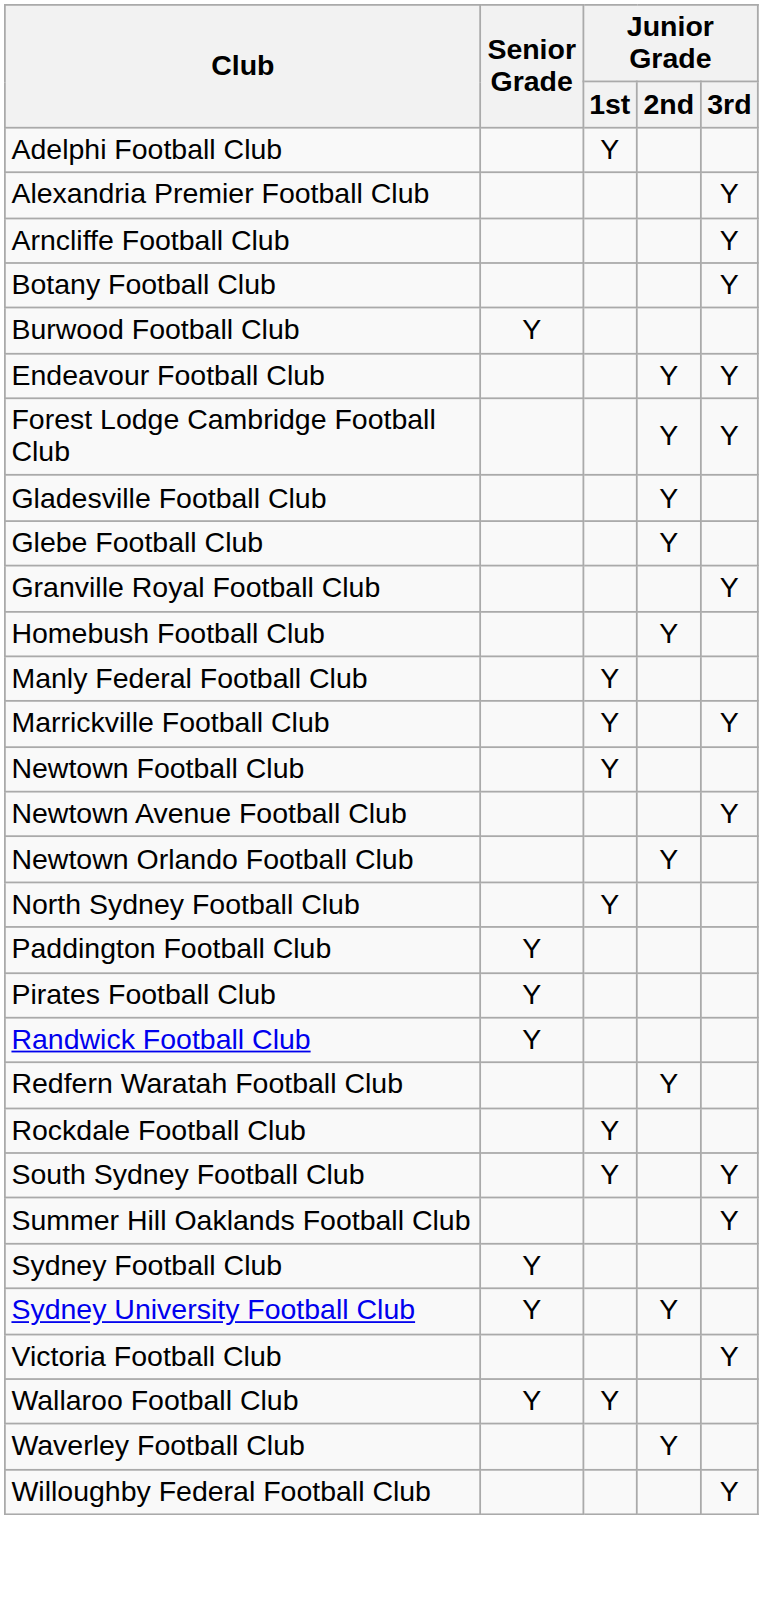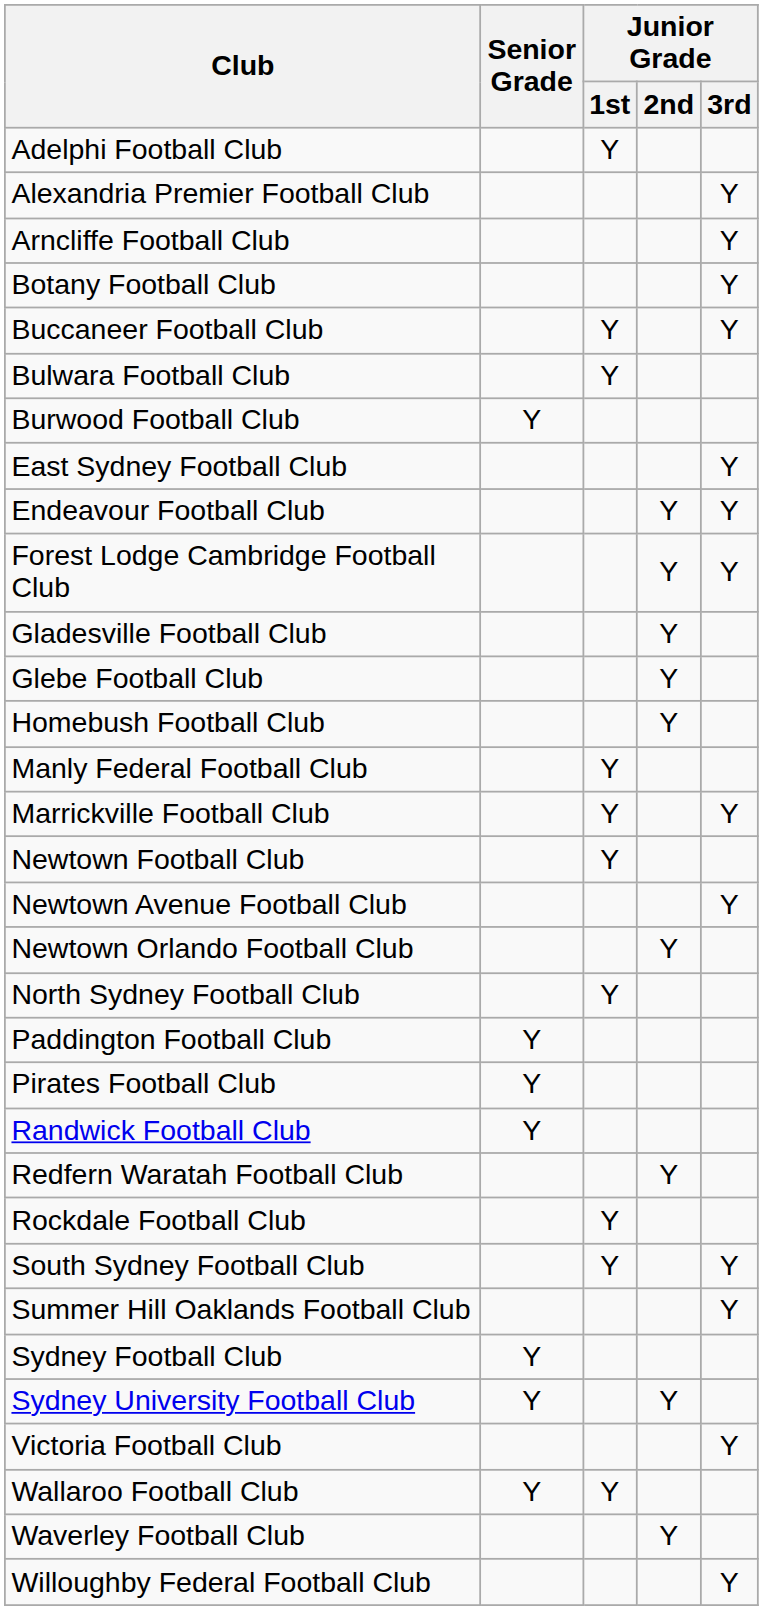+ row: (167, 330)
+ row: (151, 375)
+ row: (179, 465)
- row: (196, 588)
